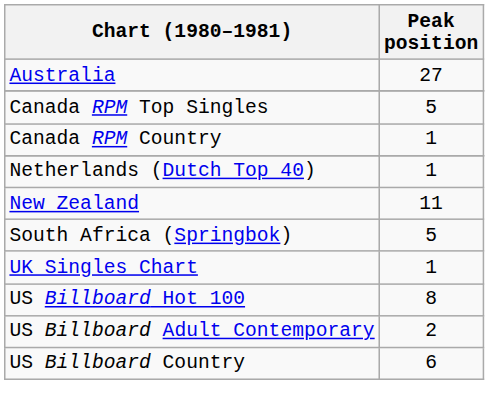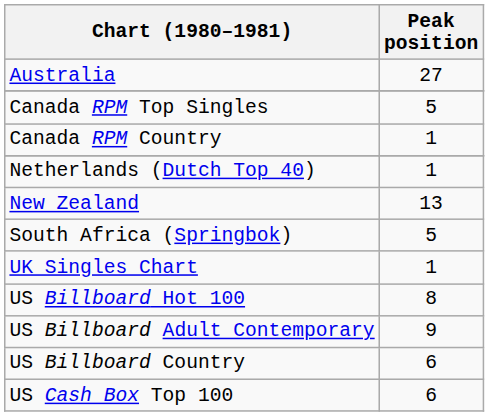(431, 203) 11 -> (431, 203) 13
(431, 331) 2 -> (431, 331) 9
+ row: (121, 395)
